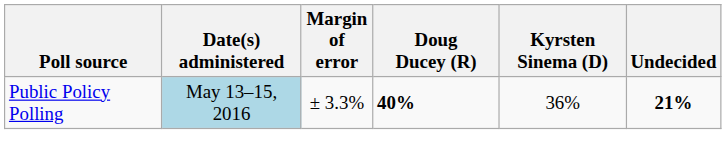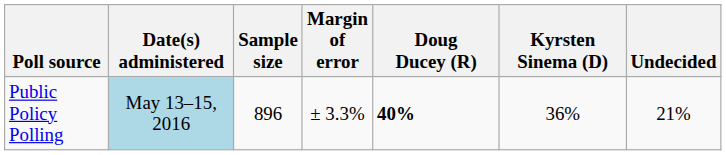+ column: (268, 51)
(673, 102) bold -> (673, 113) normal
